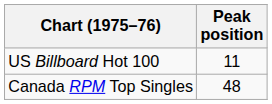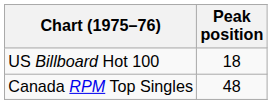(232, 61) 11 -> (232, 61) 18
